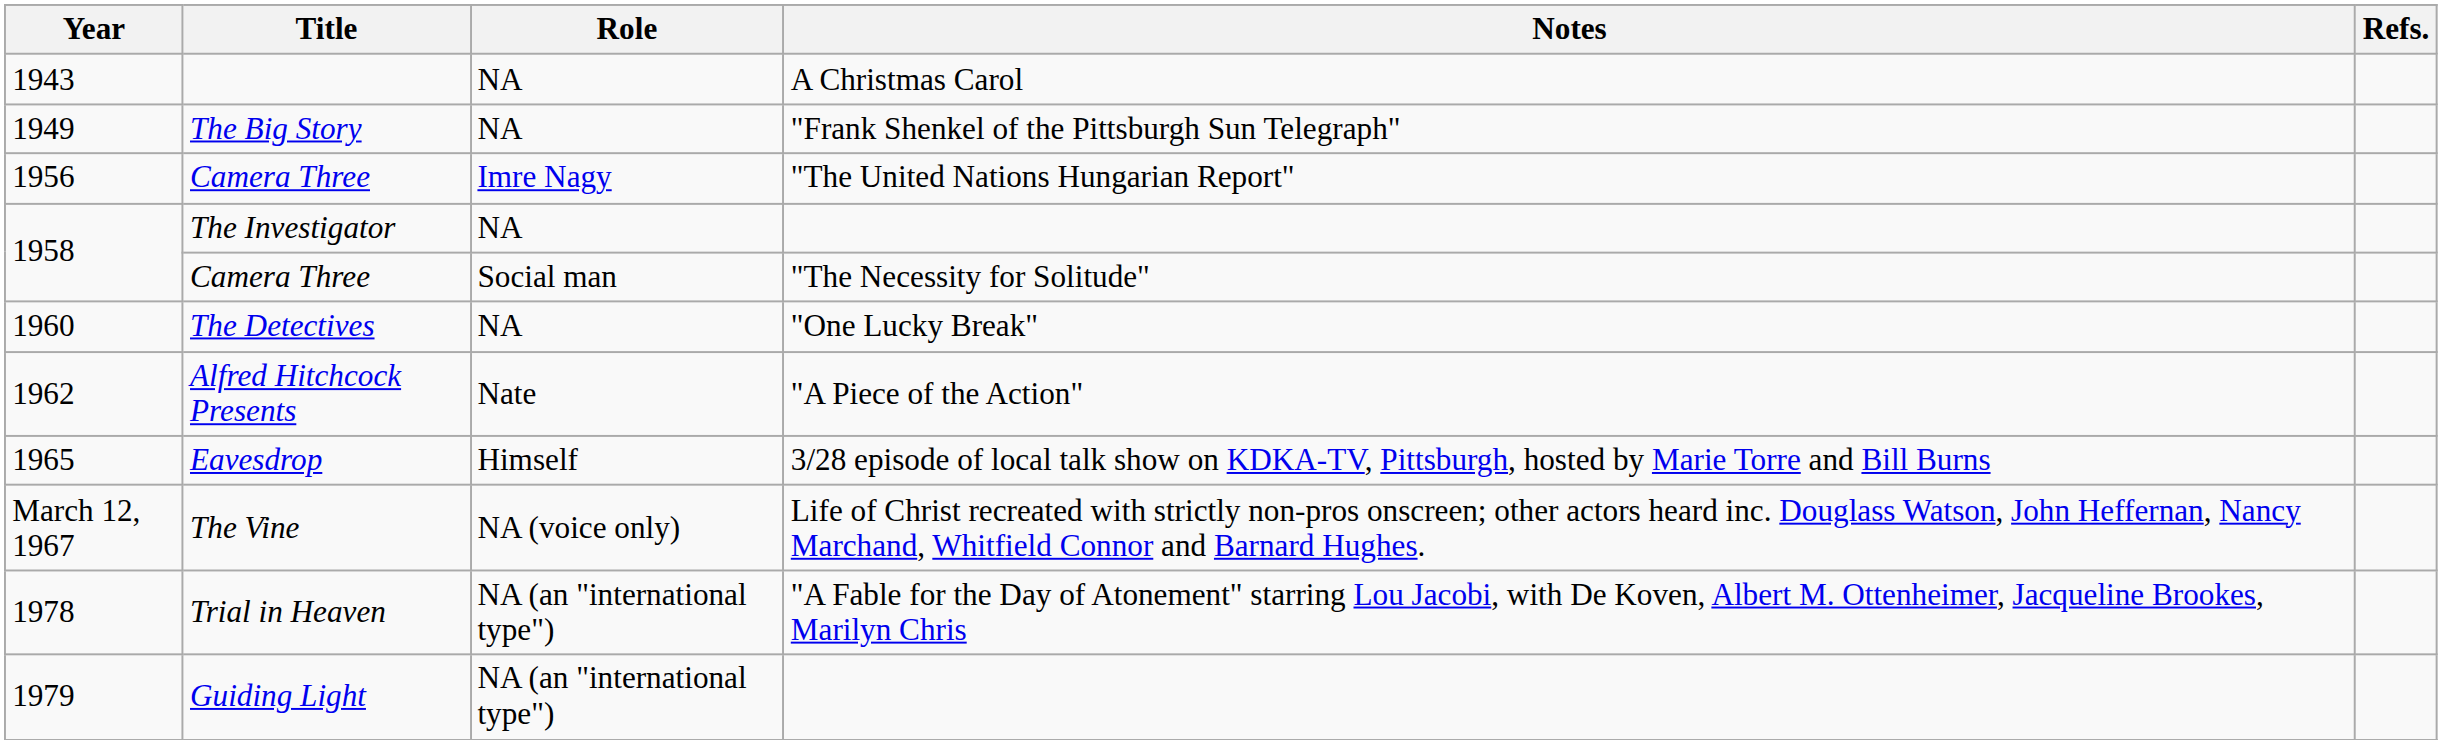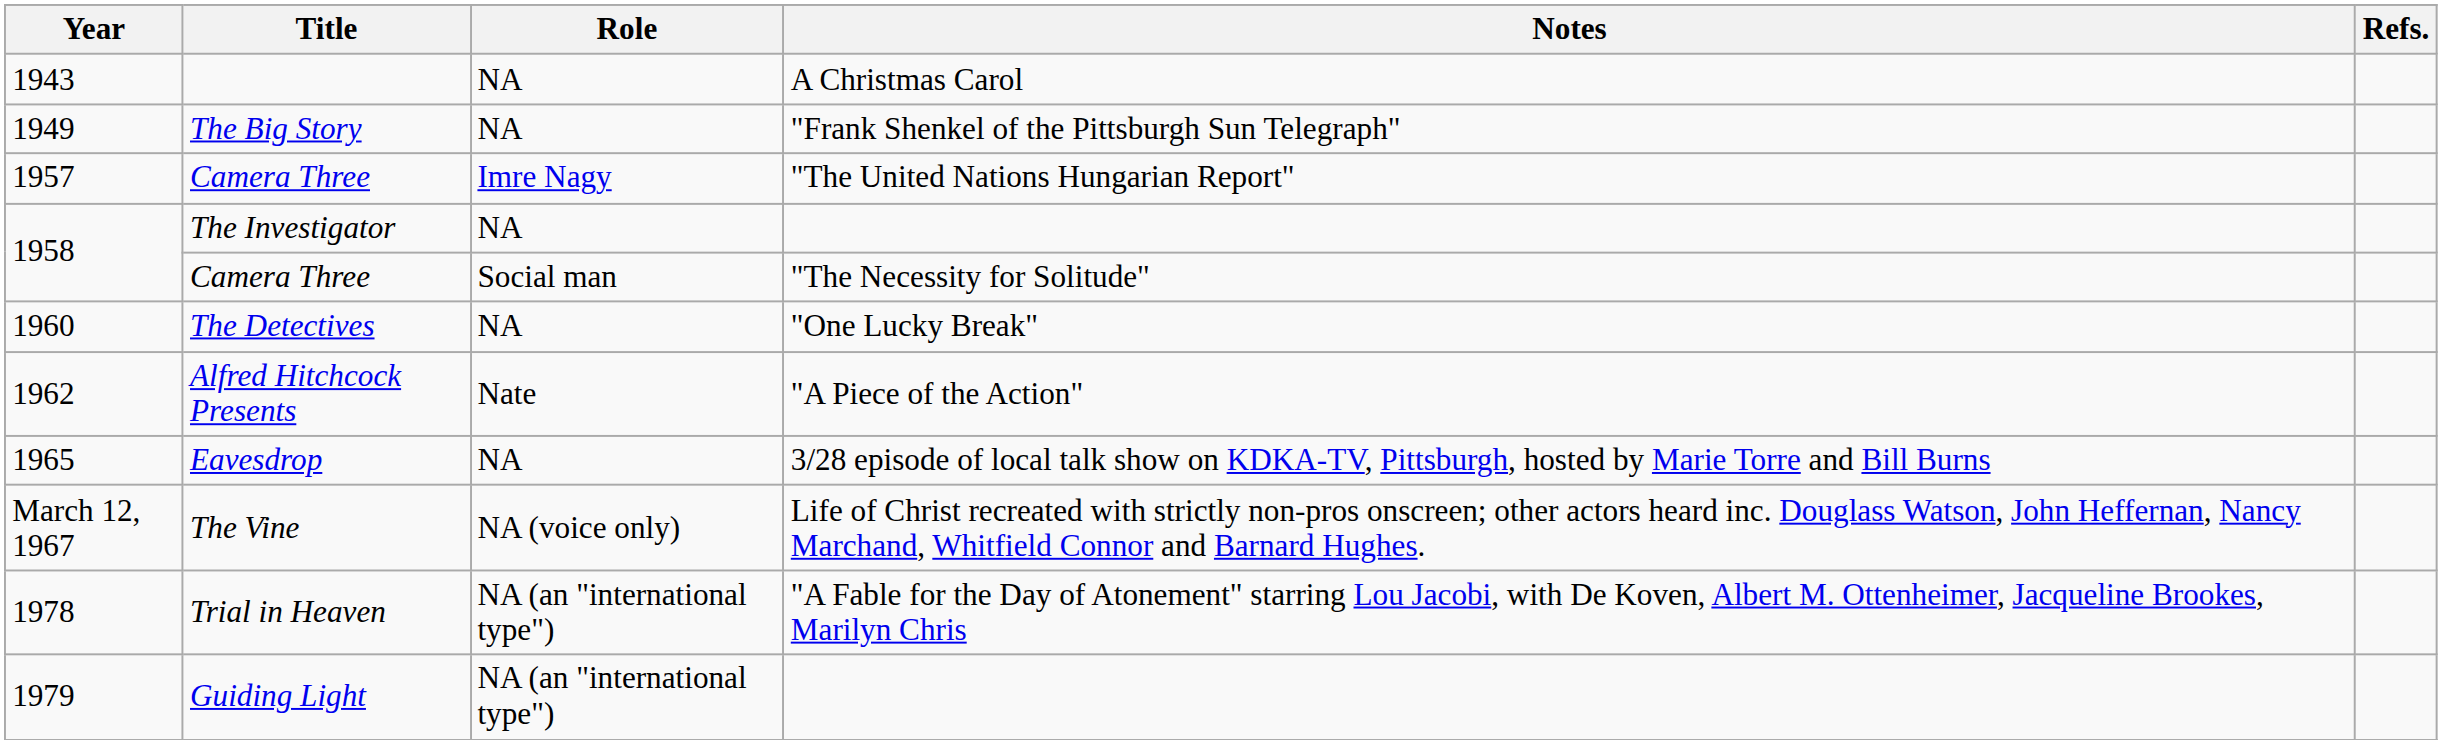(43, 177) 1956 -> (43, 177) 1957
(528, 460) Himself -> (500, 460) NA
